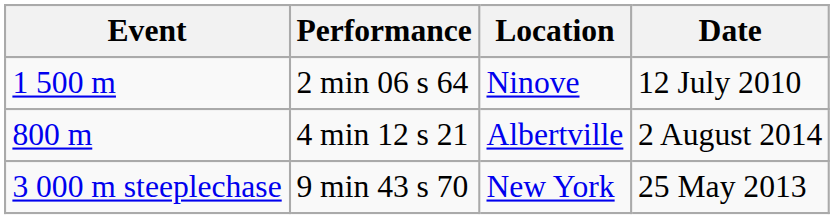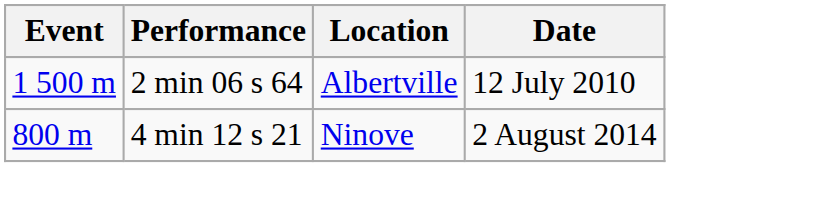(533, 82) Ninove -> (389, 82) Albertville
(555, 135) Albertville -> (367, 135) Ninove
- row: (382, 187)
